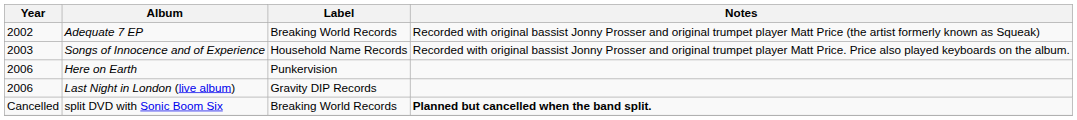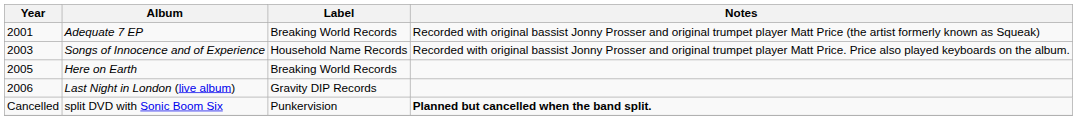(20, 32) 2002 -> (20, 32) 2001
(20, 69) 2006 -> (20, 69) 2005
(304, 69) Punkervision -> (334, 69) Breaking World Records
(334, 106) Breaking World Records -> (304, 106) Punkervision
